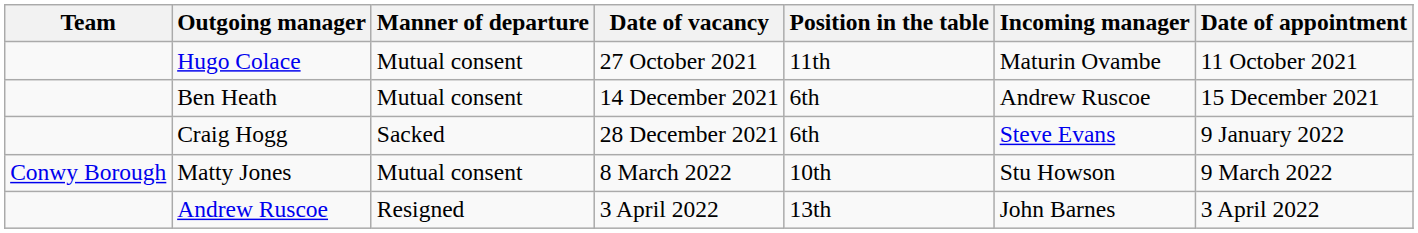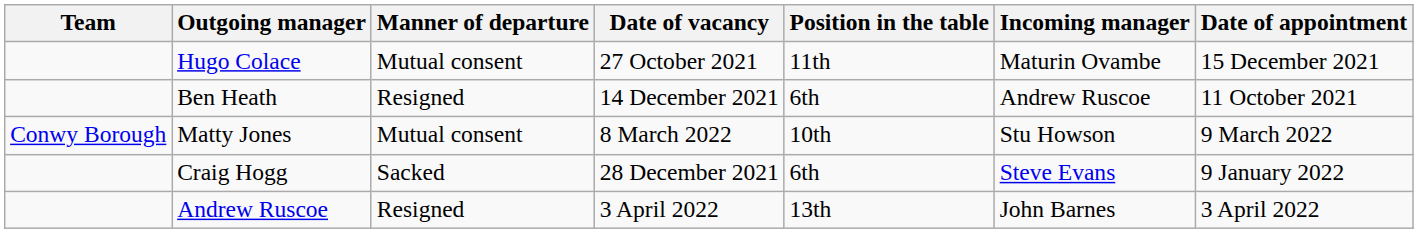(1279, 60) 11 October 2021 -> (1290, 60) 15 December 2021
(450, 97) Mutual consent -> (421, 97) Resigned
(1290, 97) 15 December 2021 -> (1279, 97) 11 October 2021
rows swapped: (232, 135) <-> (234, 172)
